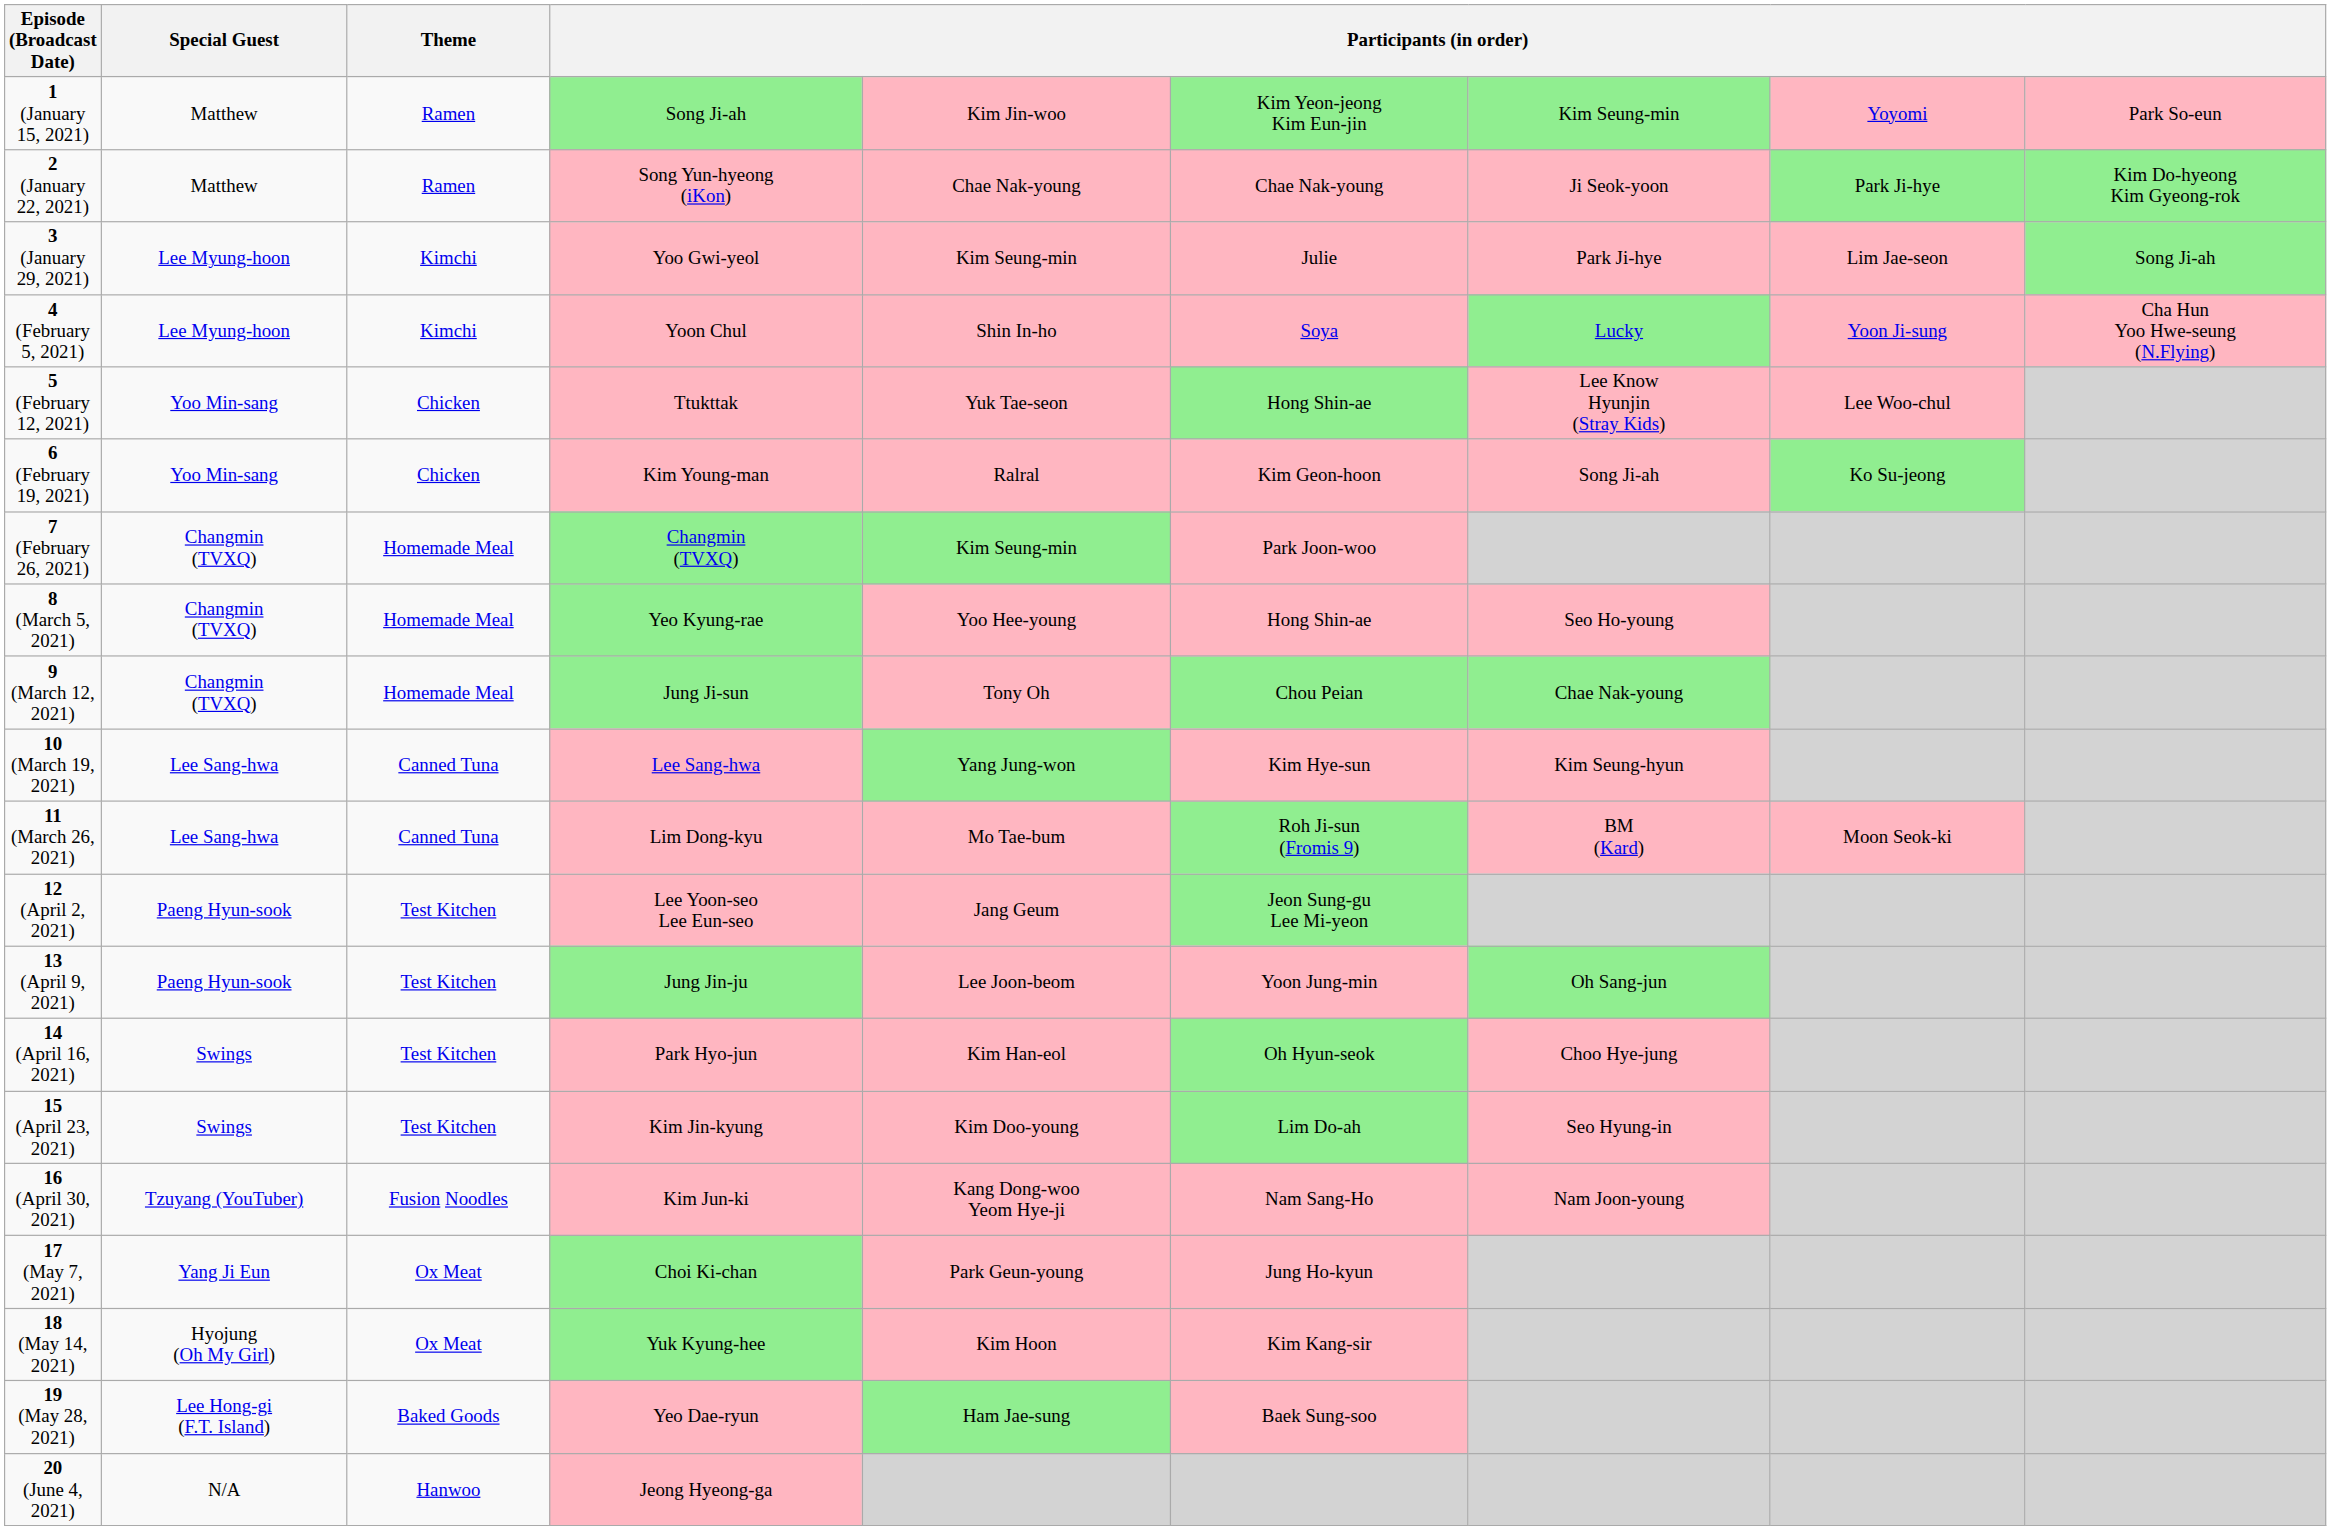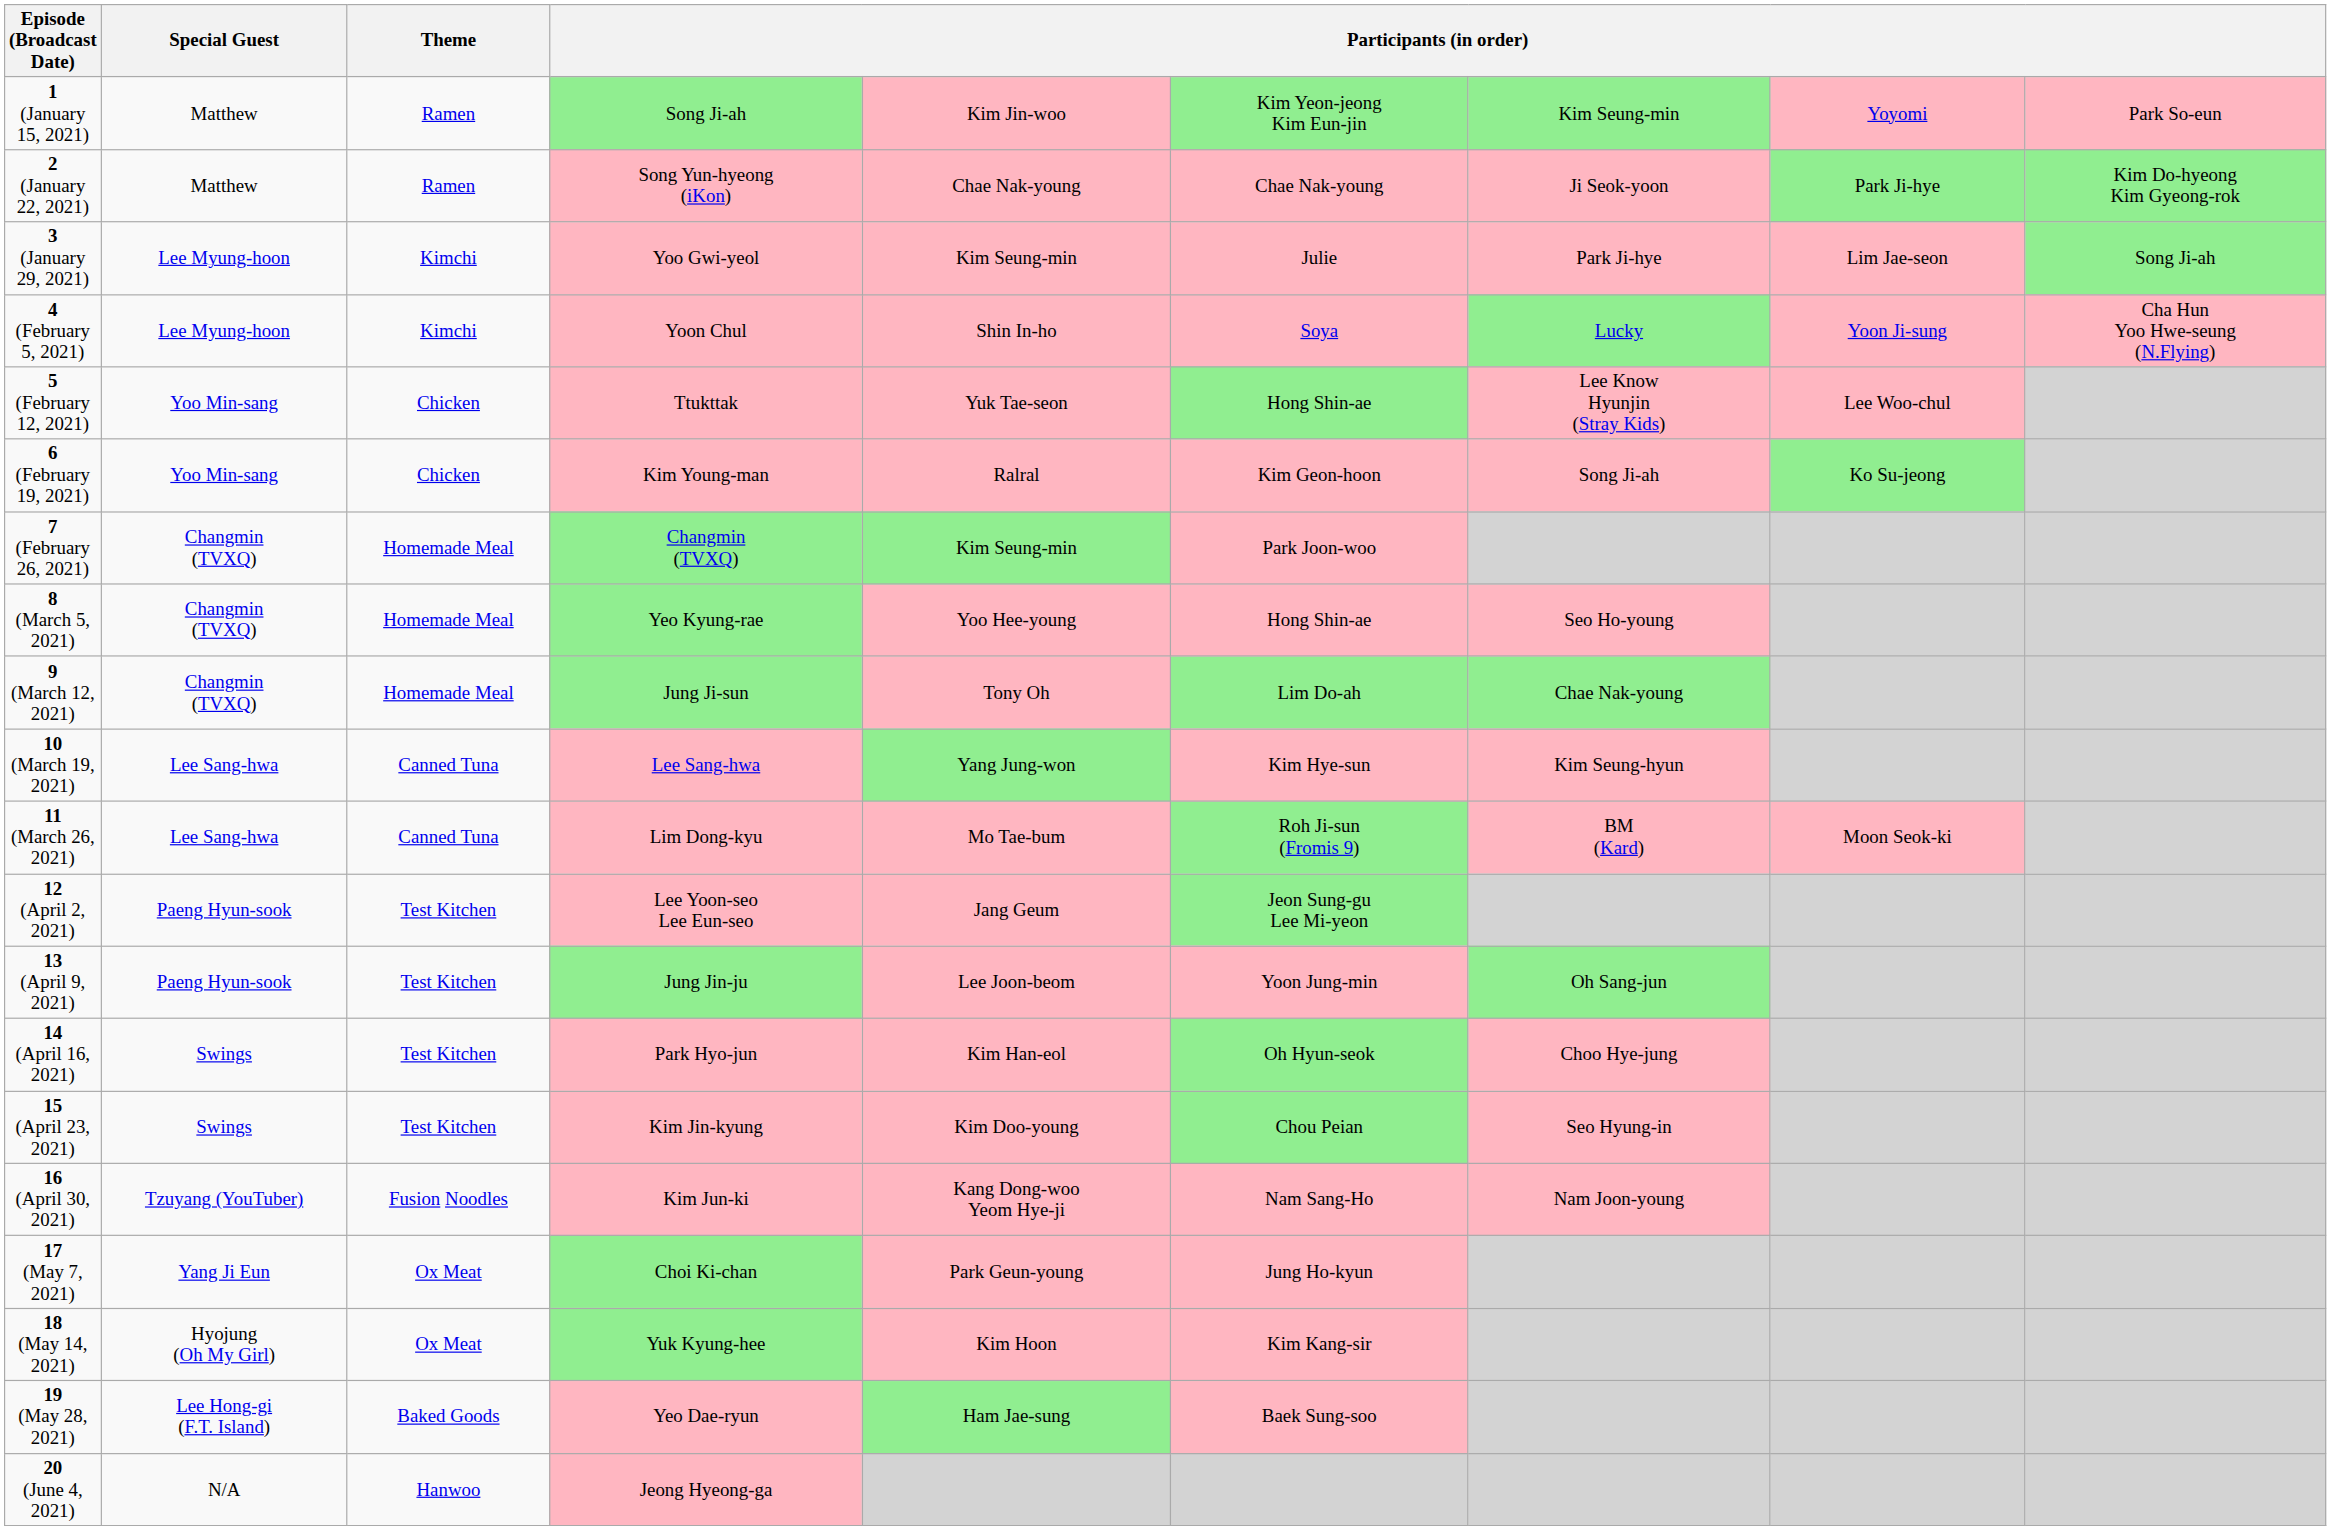(1319, 692) Chou Peian -> (1319, 692) Lim Do-ah
(1319, 1127) Lim Do-ah -> (1319, 1127) Chou Peian
